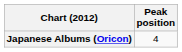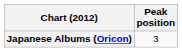(156, 39) 4 -> (156, 39) 3
